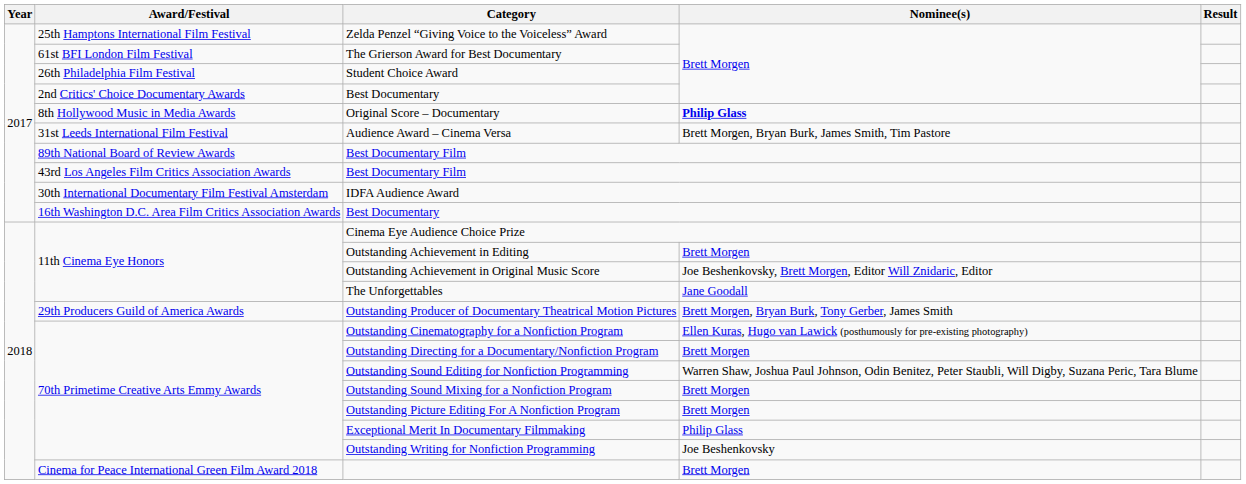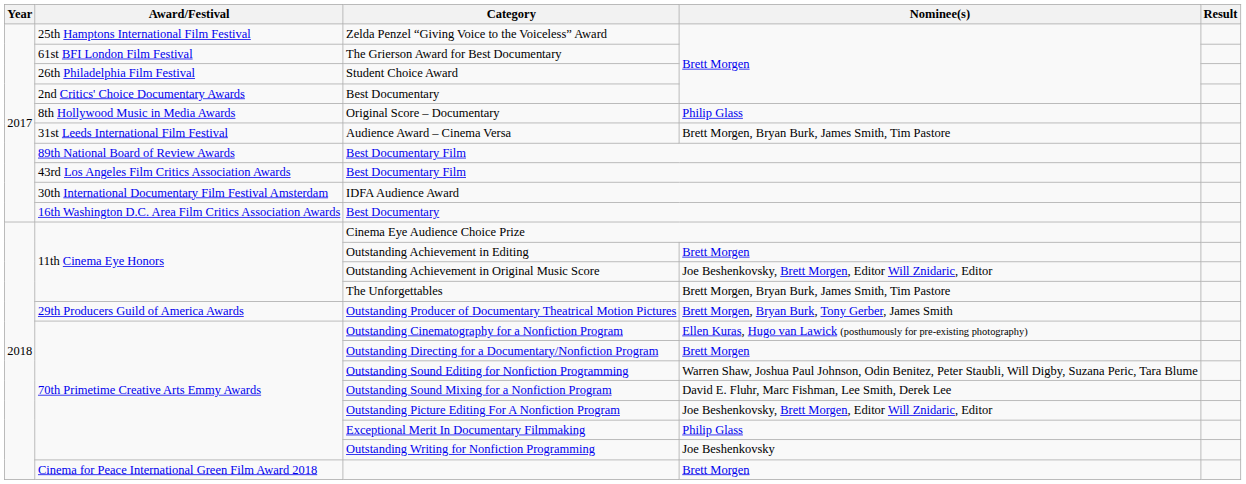(714, 113) bold -> (713, 113) normal
(715, 291) Jane Goodall -> (816, 291) Brett Morgen, Bryan Burk, James Smith, Tim Pastore
(716, 390) Brett Morgen -> (817, 390) David E. Fluhr, Marc Fishman, Lee Smith, Derek Lee
(716, 410) Brett Morgen -> (837, 410) Joe Beshenkovsky, Brett Morgen, Editor Will Znidaric, Editor
